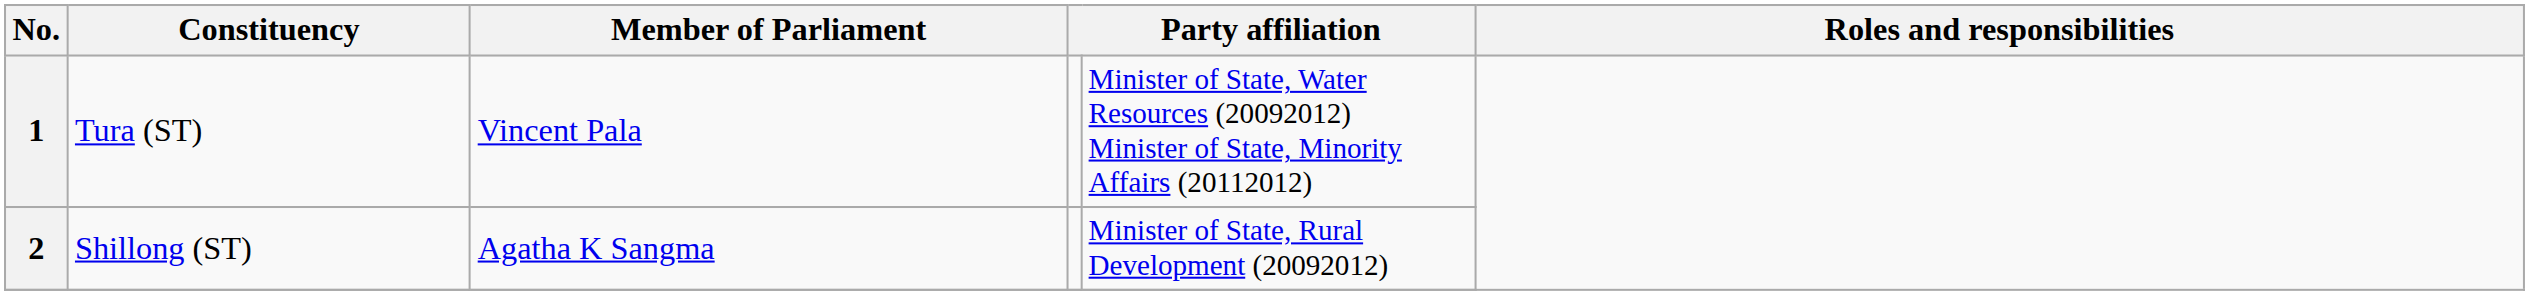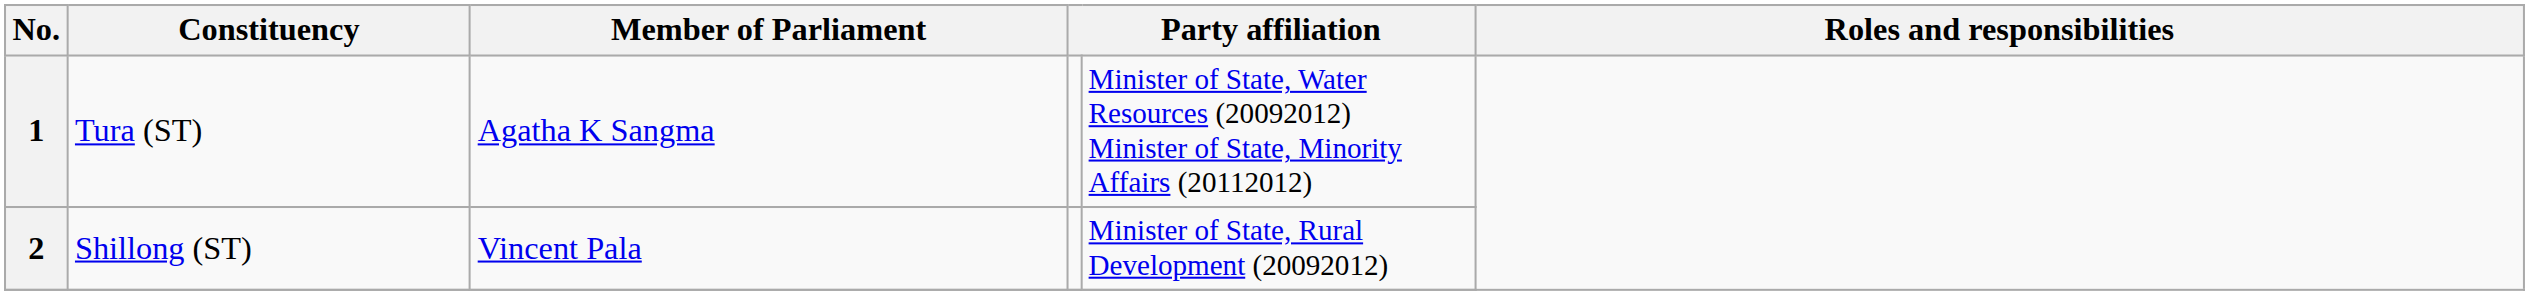(560, 131) Vincent Pala -> (596, 131) Agatha K Sangma
(596, 247) Agatha K Sangma -> (560, 247) Vincent Pala
